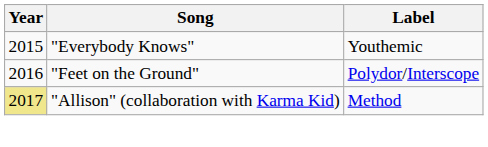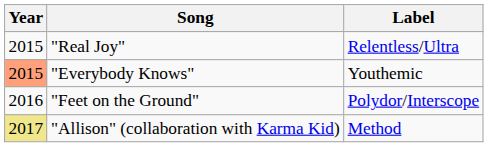+ row: (88, 45)
(26, 45) no background -> (26, 73) lightsalmon background
